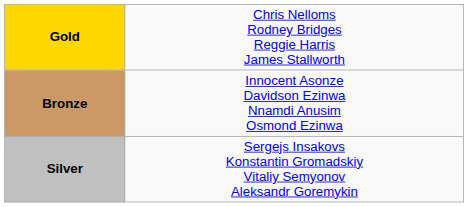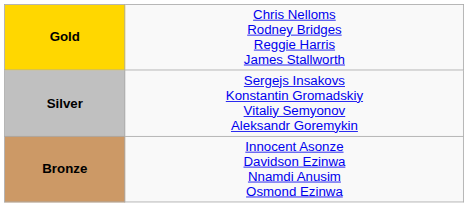rows swapped: (65, 169) <-> (65, 103)
